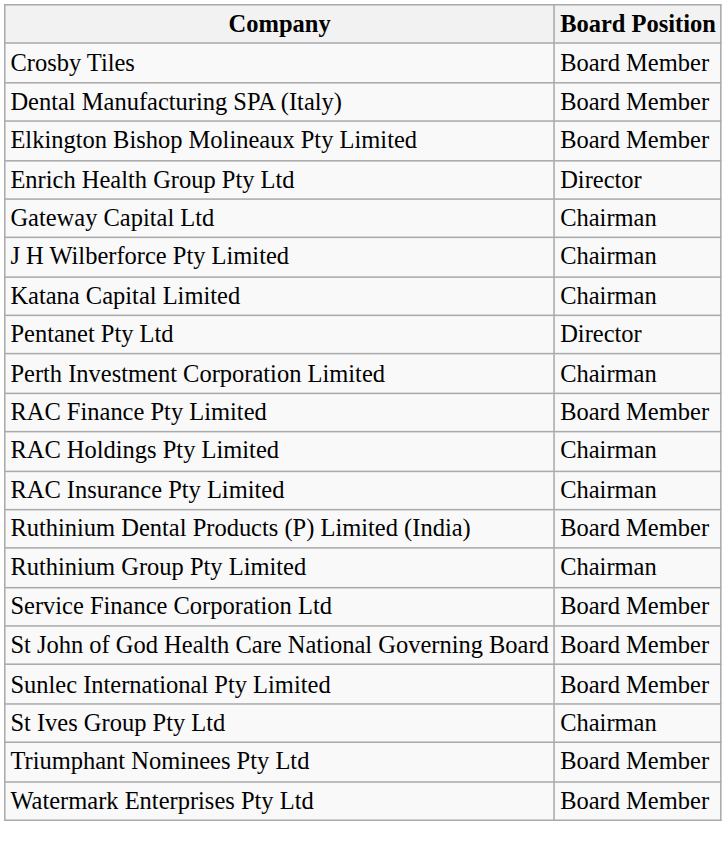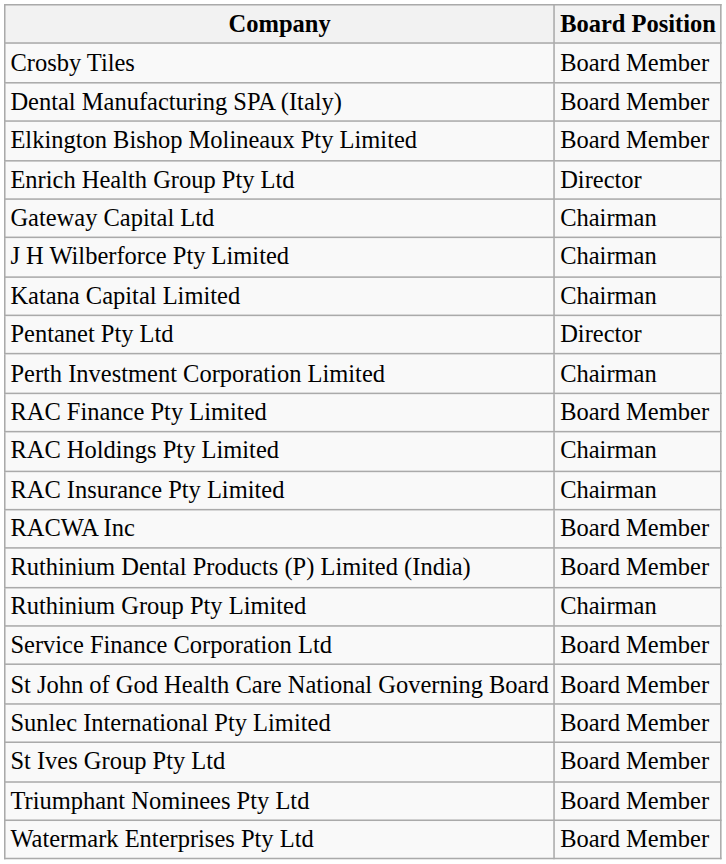+ row: (73, 528)
(608, 722) Chairman -> (635, 761) Board Member
